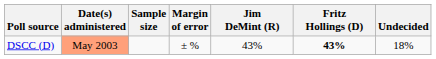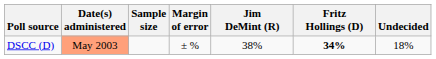(252, 45) 43% -> (252, 45) 38%
(334, 45) 43% -> (334, 45) 34%
